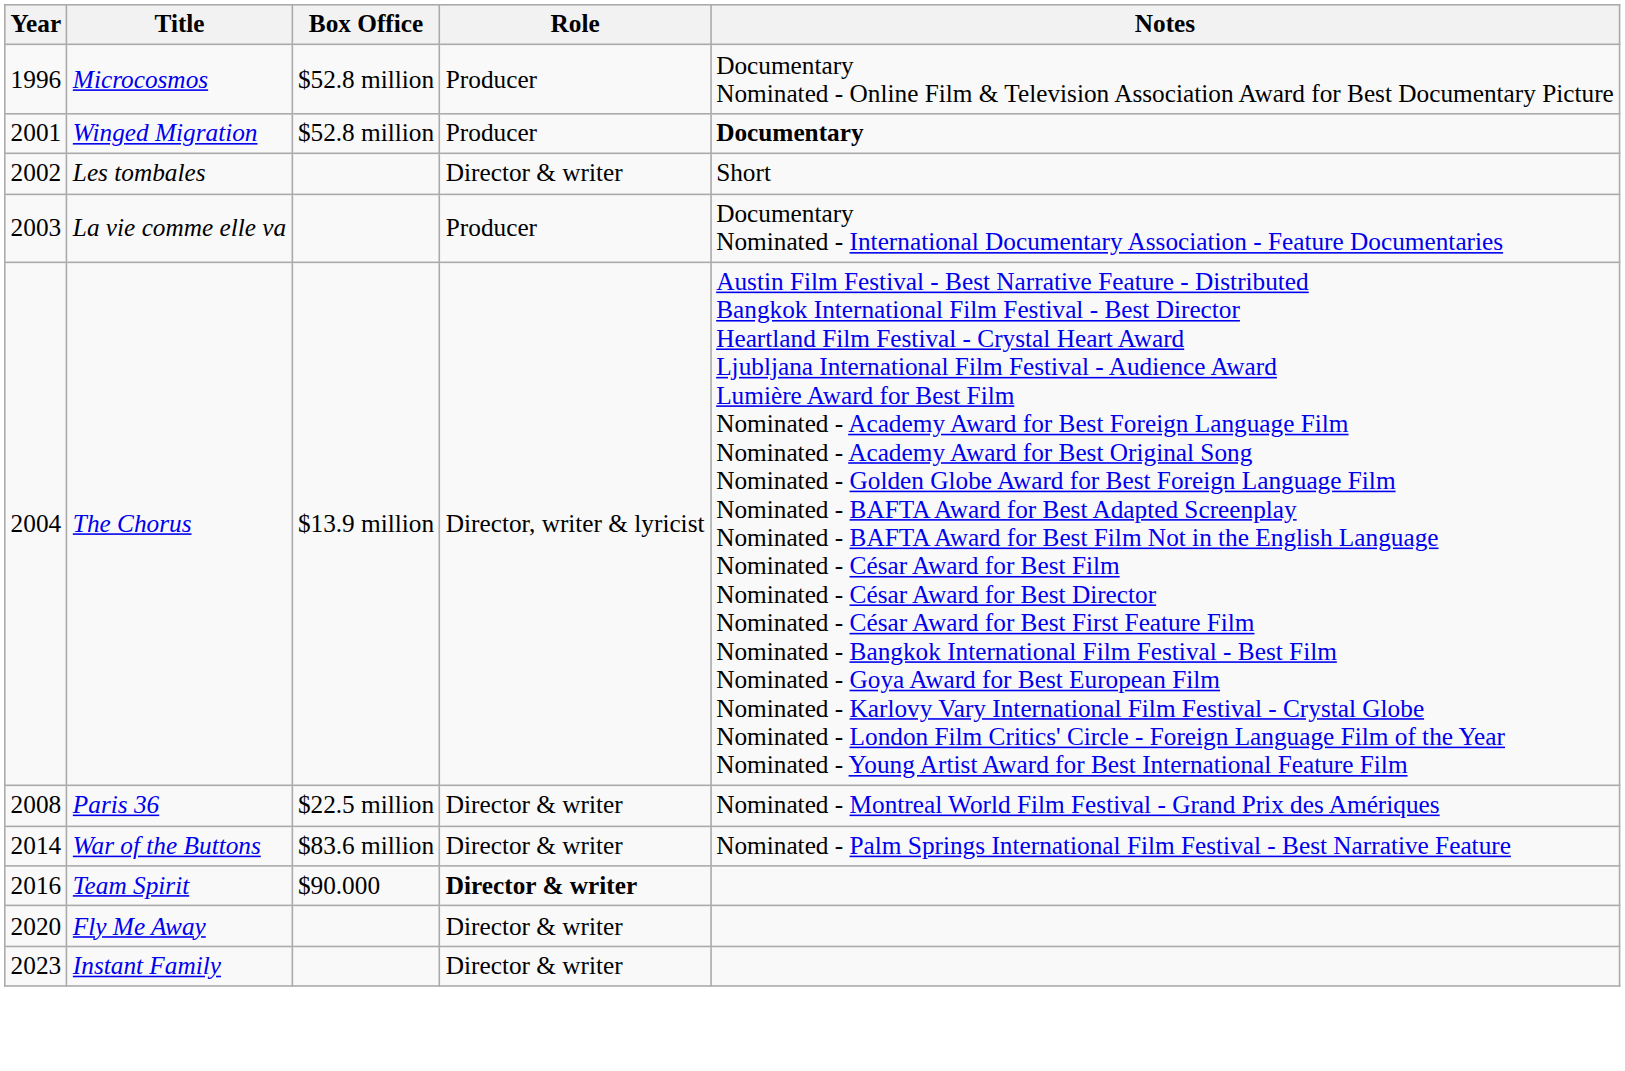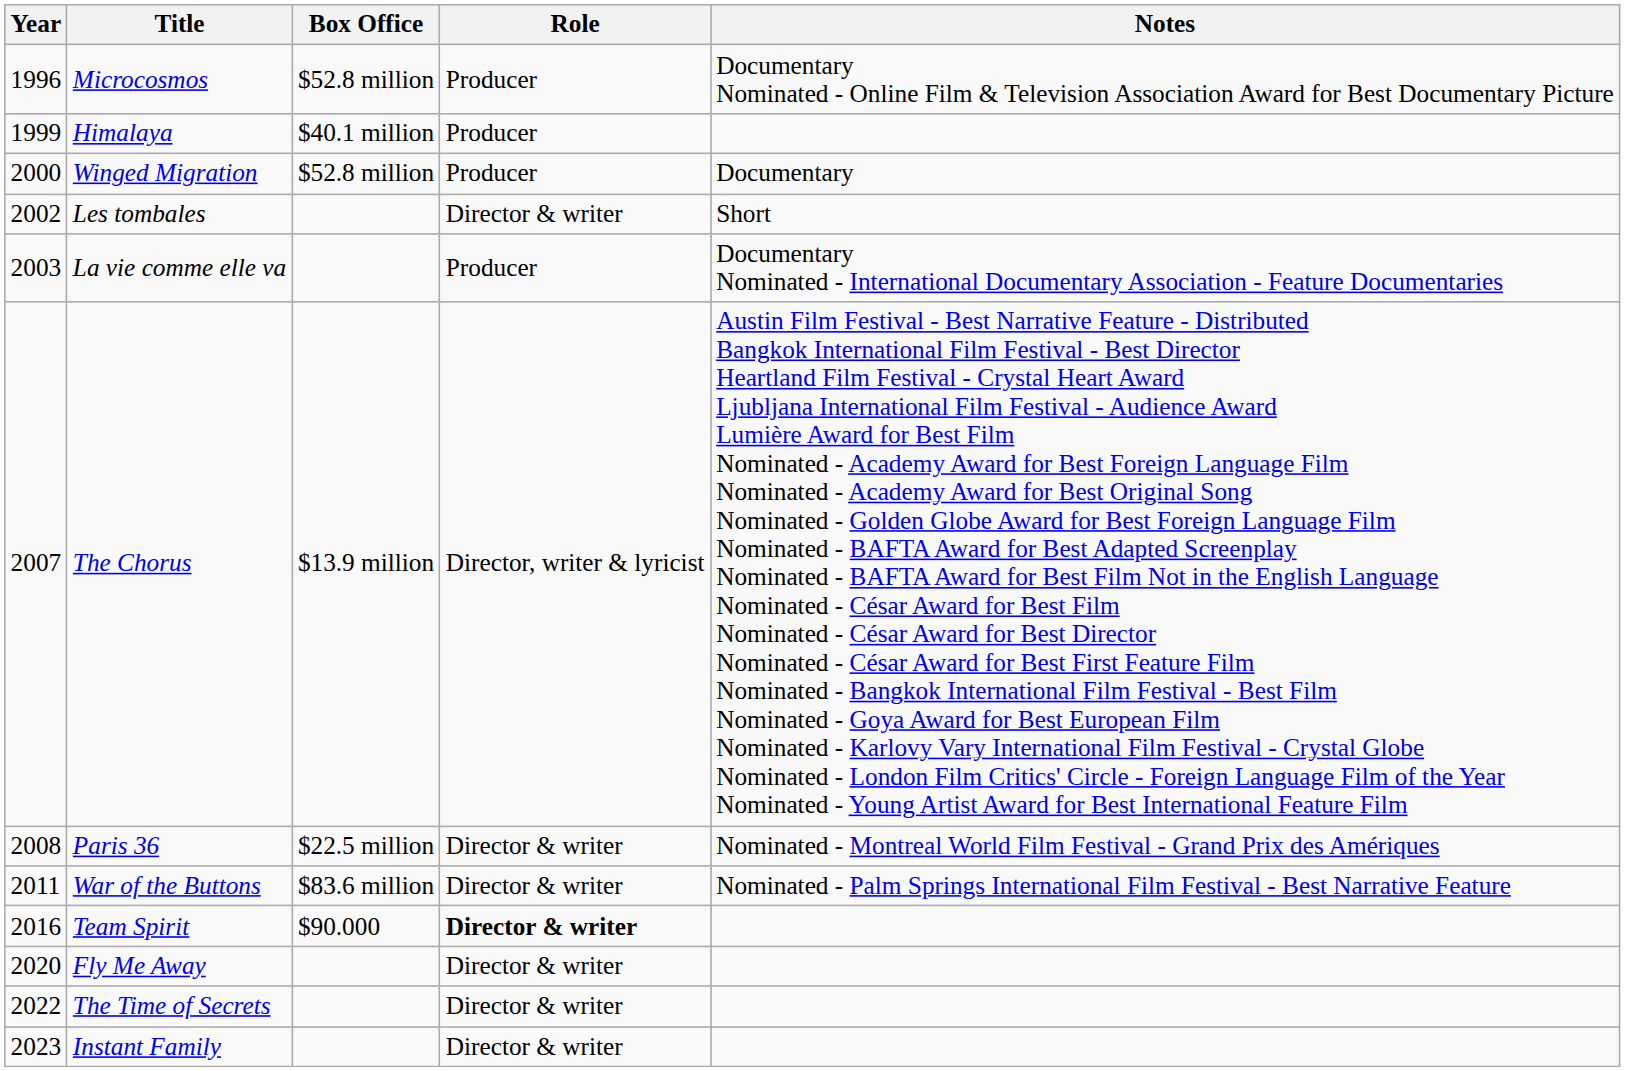+ row: (123, 133)
(36, 133) 2001 -> (36, 173) 2000
(790, 133) bold -> (785, 173) normal
(36, 523) 2004 -> (36, 563) 2007
(36, 845) 2014 -> (35, 885) 2011
+ row: (172, 1005)
